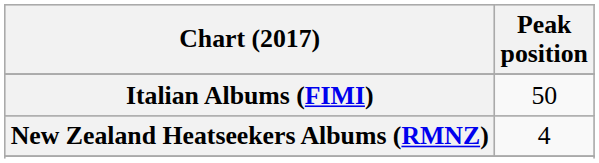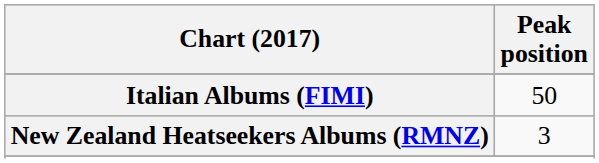(544, 135) 4 -> (544, 135) 3
